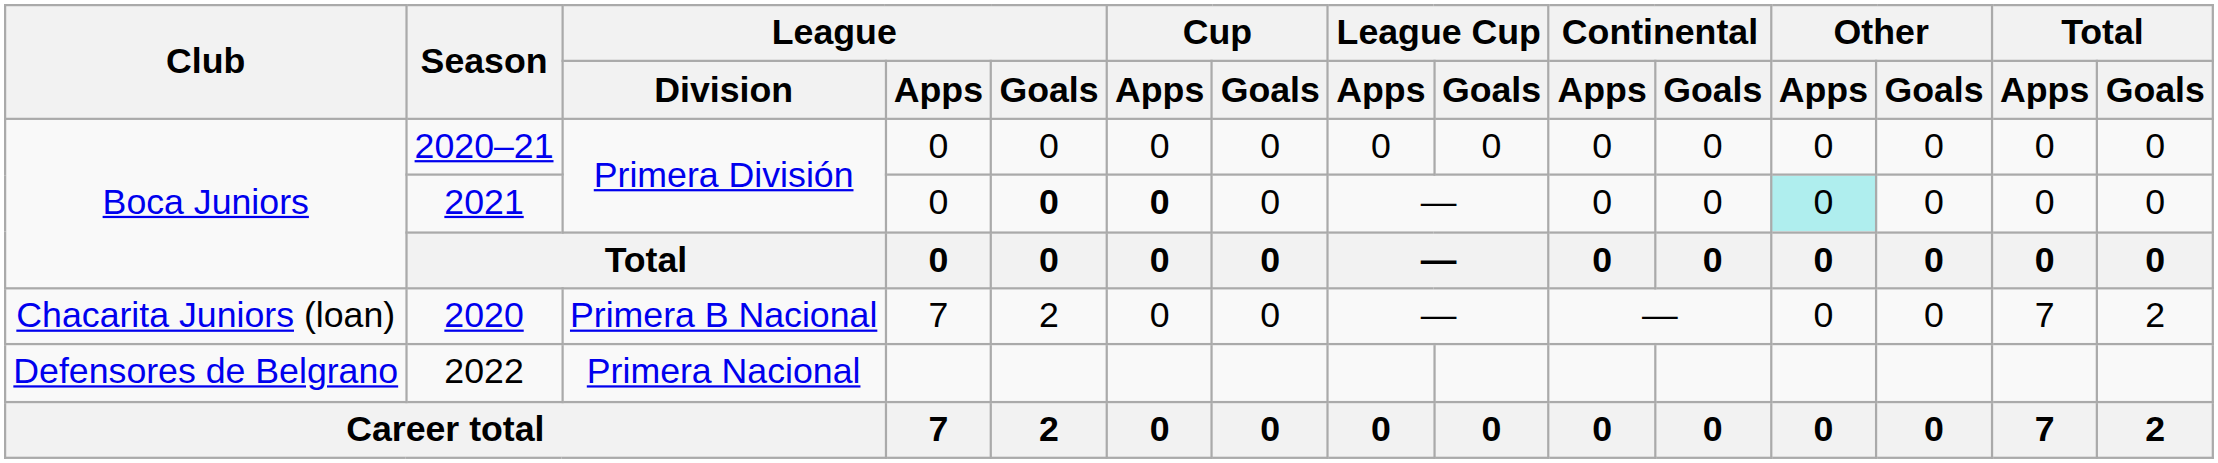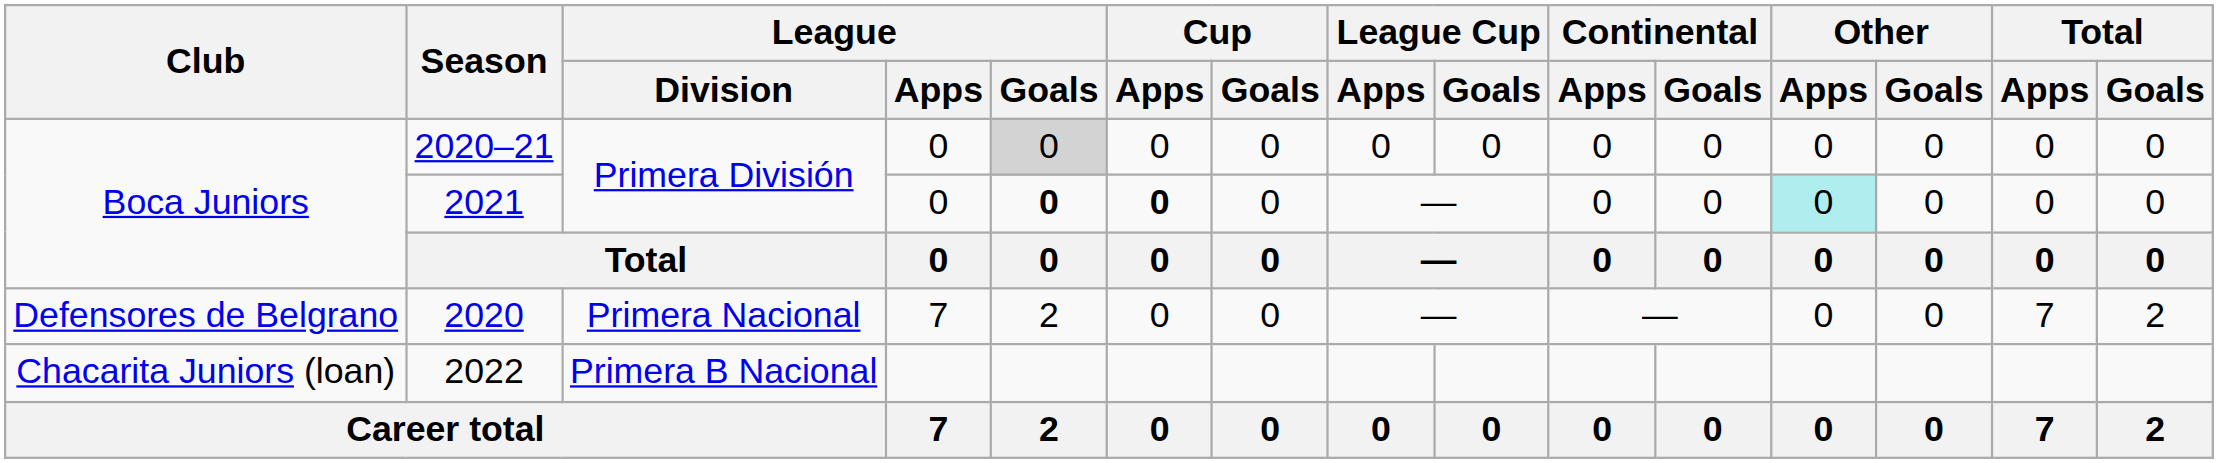(1049, 145) no background -> (1049, 145) lightgrey background
(206, 315) Chacarita Juniors (loan) -> (206, 315) Defensores de Belgrano
(724, 315) Primera B Nacional -> (724, 315) Primera Nacional
(206, 372) Defensores de Belgrano -> (206, 372) Chacarita Juniors (loan)
(724, 372) Primera Nacional -> (724, 372) Primera B Nacional
